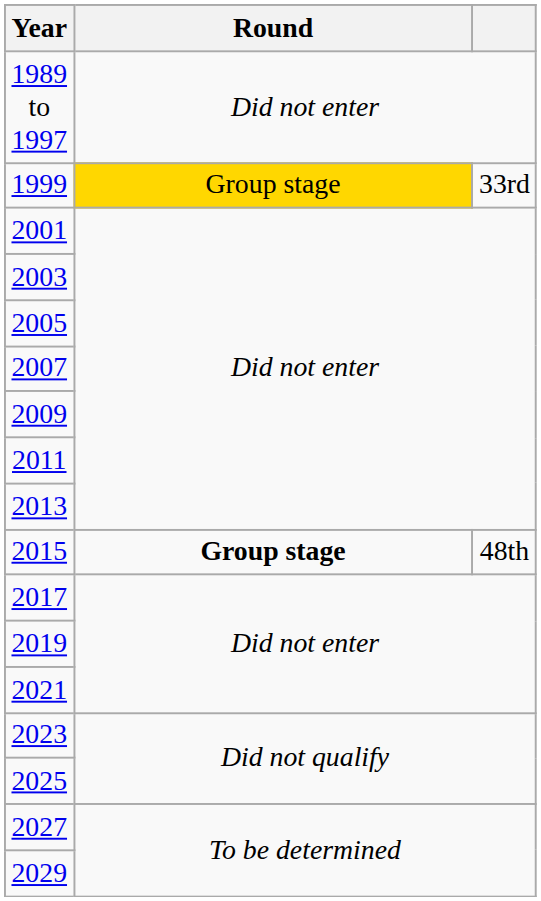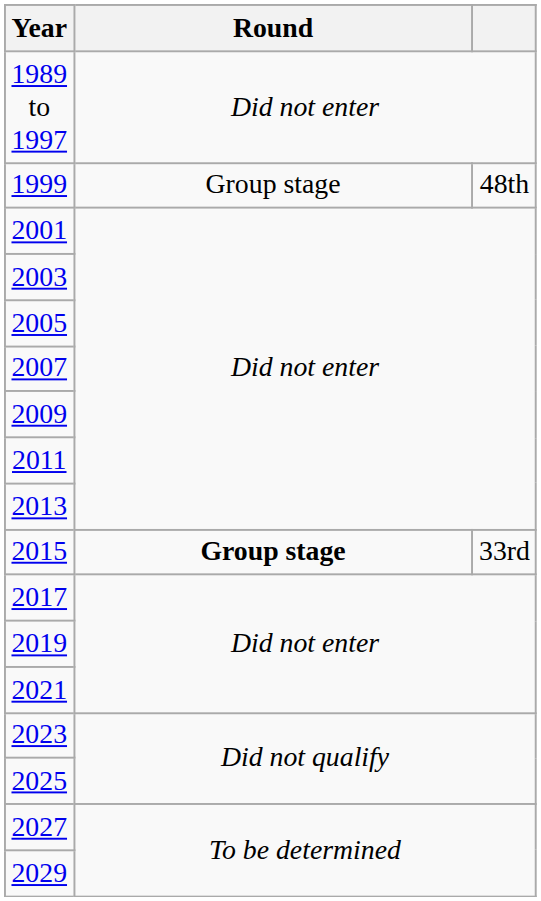(273, 185) gold background -> (273, 185) no background
(505, 185) 33rd -> (505, 185) 48th
(505, 551) 48th -> (505, 551) 33rd
